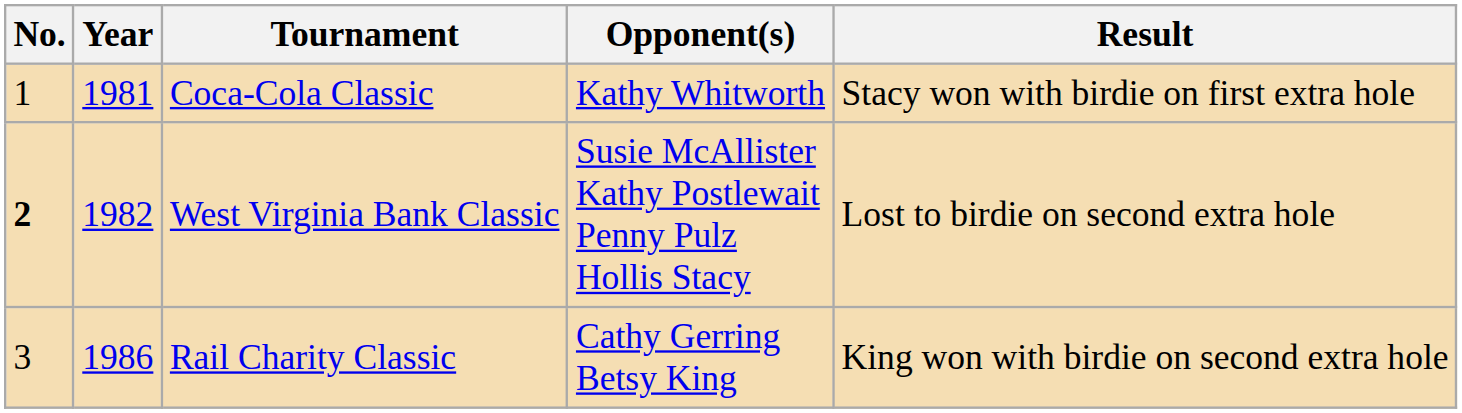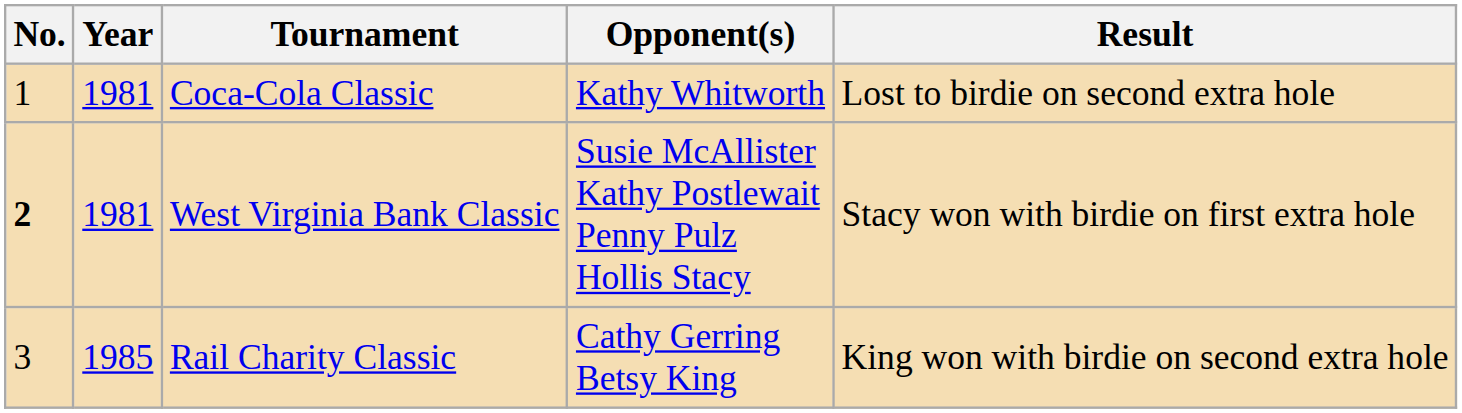(1128, 92) Stacy won with birdie on first extra hole -> (1088, 92) Lost to birdie on second extra hole
(118, 214) 1982 -> (118, 214) 1981
(1088, 214) Lost to birdie on second extra hole -> (1128, 214) Stacy won with birdie on first extra hole
(118, 357) 1986 -> (118, 357) 1985
